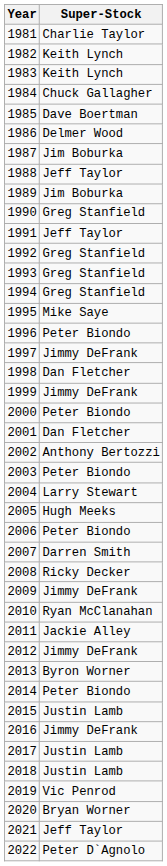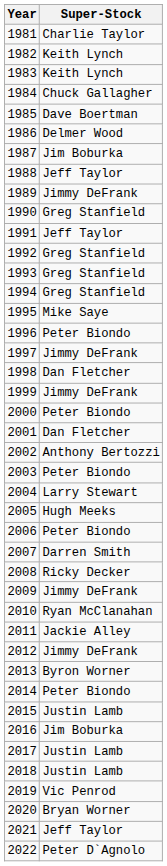(83, 194) Jim Boburka -> (90, 194) Jimmy DeFrank
(90, 731) Jimmy DeFrank -> (83, 731) Jim Boburka
